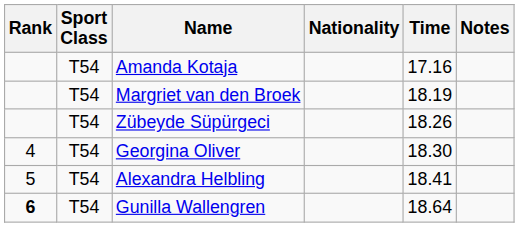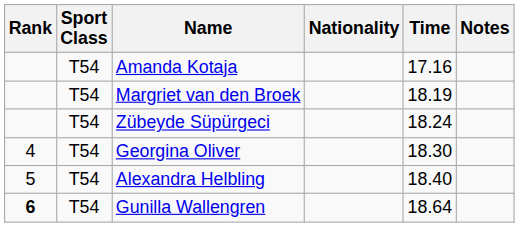(430, 123) 18.26 -> (430, 123) 18.24
(430, 179) 18.41 -> (430, 179) 18.40
